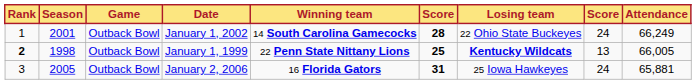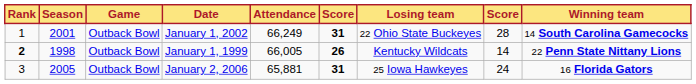columns swapped: (335, 14) <-> (657, 14)
(438, 33) 28 -> (338, 33) 31
(603, 33) 24 -> (503, 33) 28
(438, 51) 25 -> (338, 51) 26
(521, 51) bold -> (420, 51) normal
(603, 51) 13 -> (503, 51) 14
